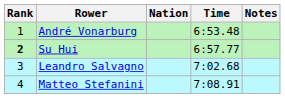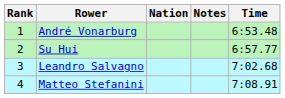columns swapped: (217, 13) <-> (261, 13)
(20, 49) bold -> (20, 49) normal
